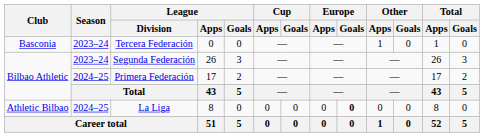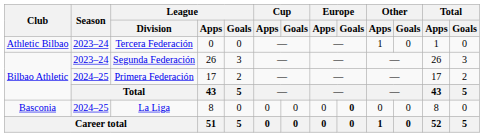(38, 44) Basconia -> (38, 44) Athletic Bilbao
(38, 108) Athletic Bilbao -> (38, 108) Basconia
